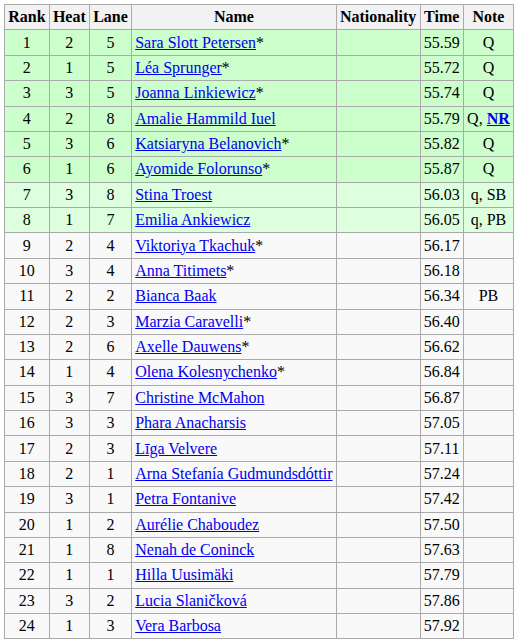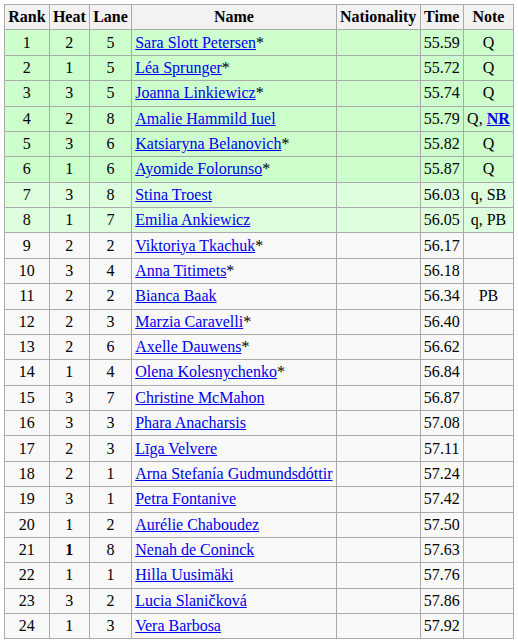(110, 245) 4 -> (110, 245) 2
(442, 423) 57.05 -> (442, 423) 57.08
(69, 550) normal -> (69, 550) bold
(442, 575) 57.79 -> (442, 575) 57.76
